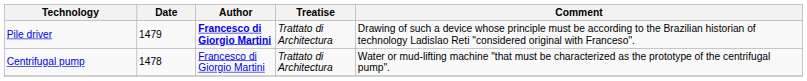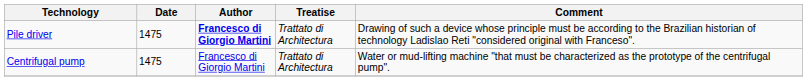(150, 34) 1479 -> (150, 34) 1475
(150, 62) 1478 -> (150, 62) 1475
